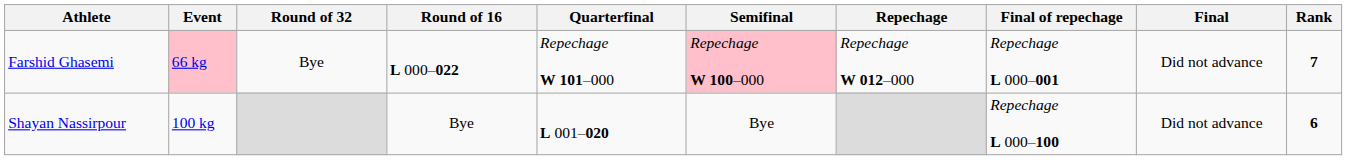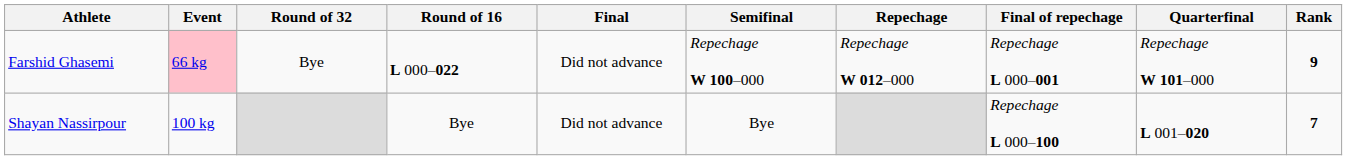columns swapped: (611, 17) <-> (1212, 17)
(727, 61) pink background -> (727, 61) no background
(1314, 61) 7 -> (1314, 61) 9
(1314, 124) 6 -> (1314, 124) 7
